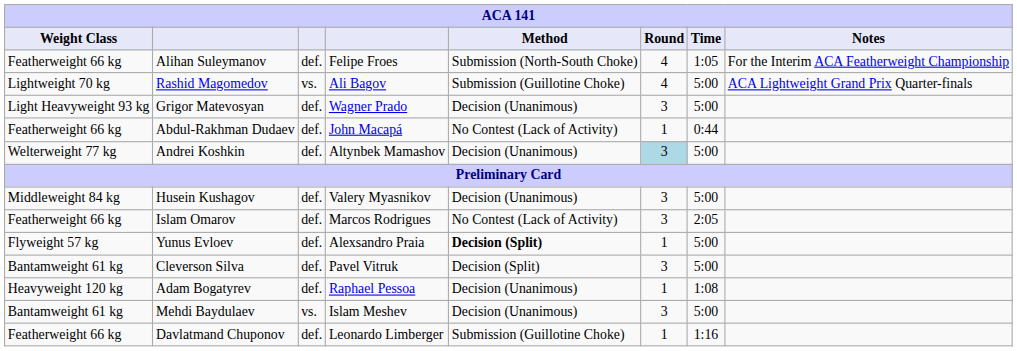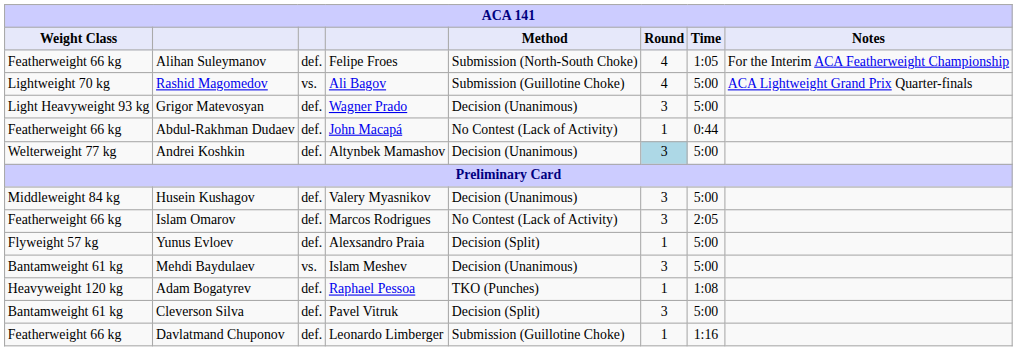(497, 243) bold -> (496, 243) normal
rows swapped: (205, 311) <-> (200, 266)
(515, 289) Decision (Unanimous) -> (495, 289) TKO (Punches)
